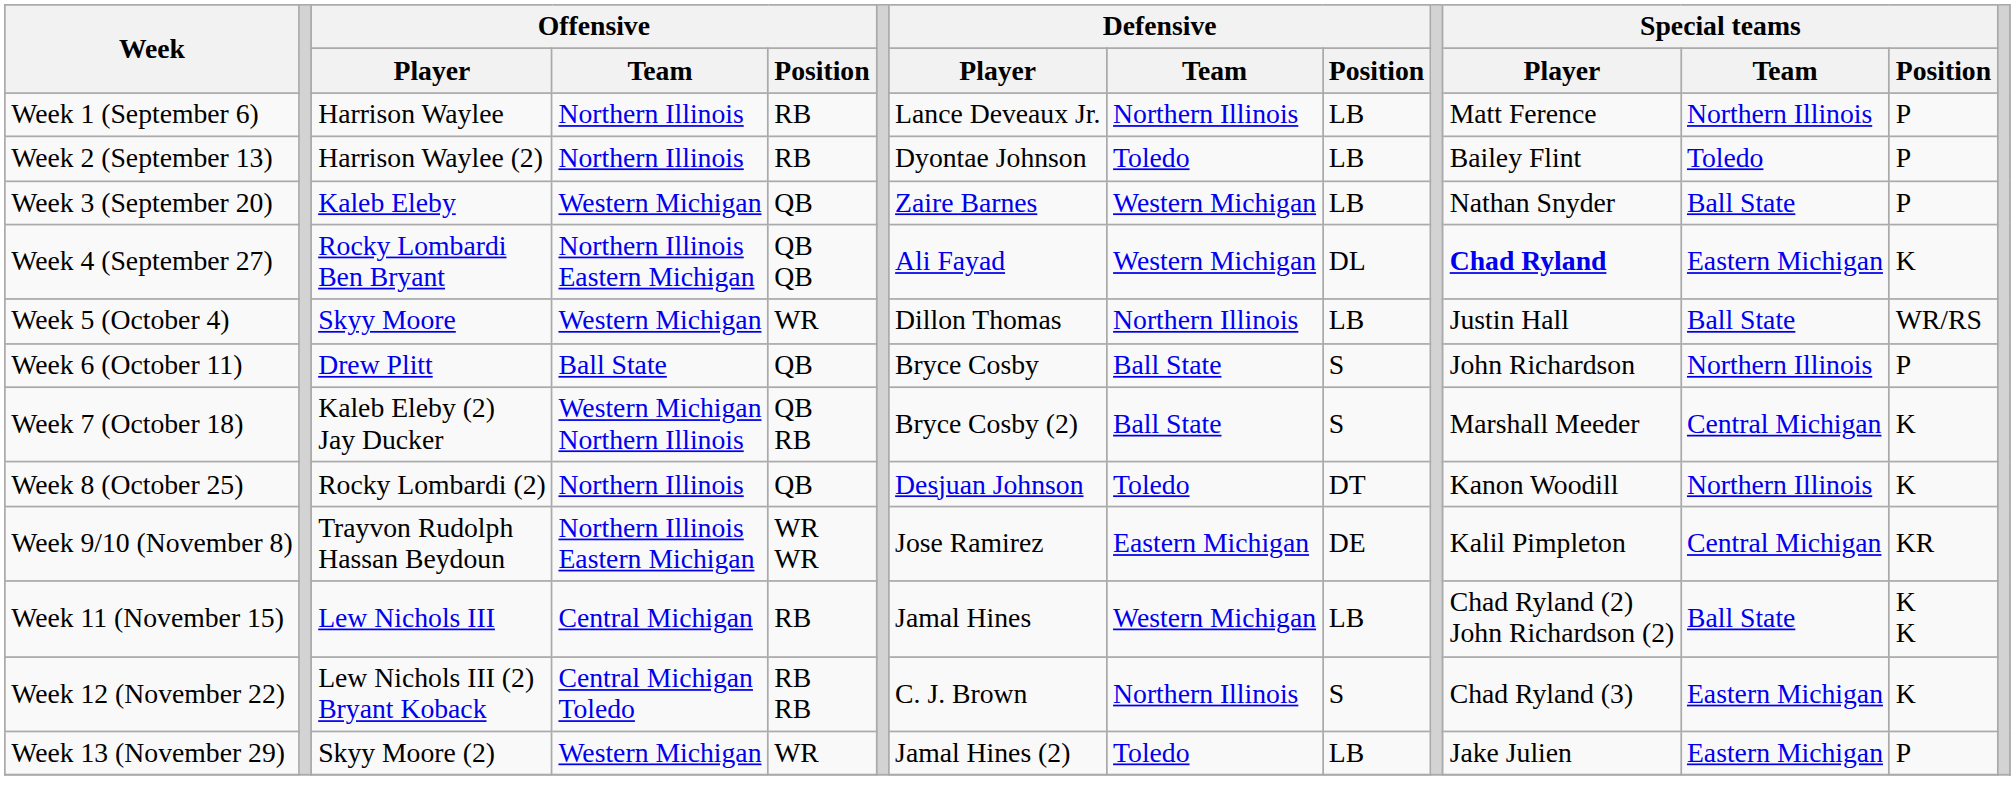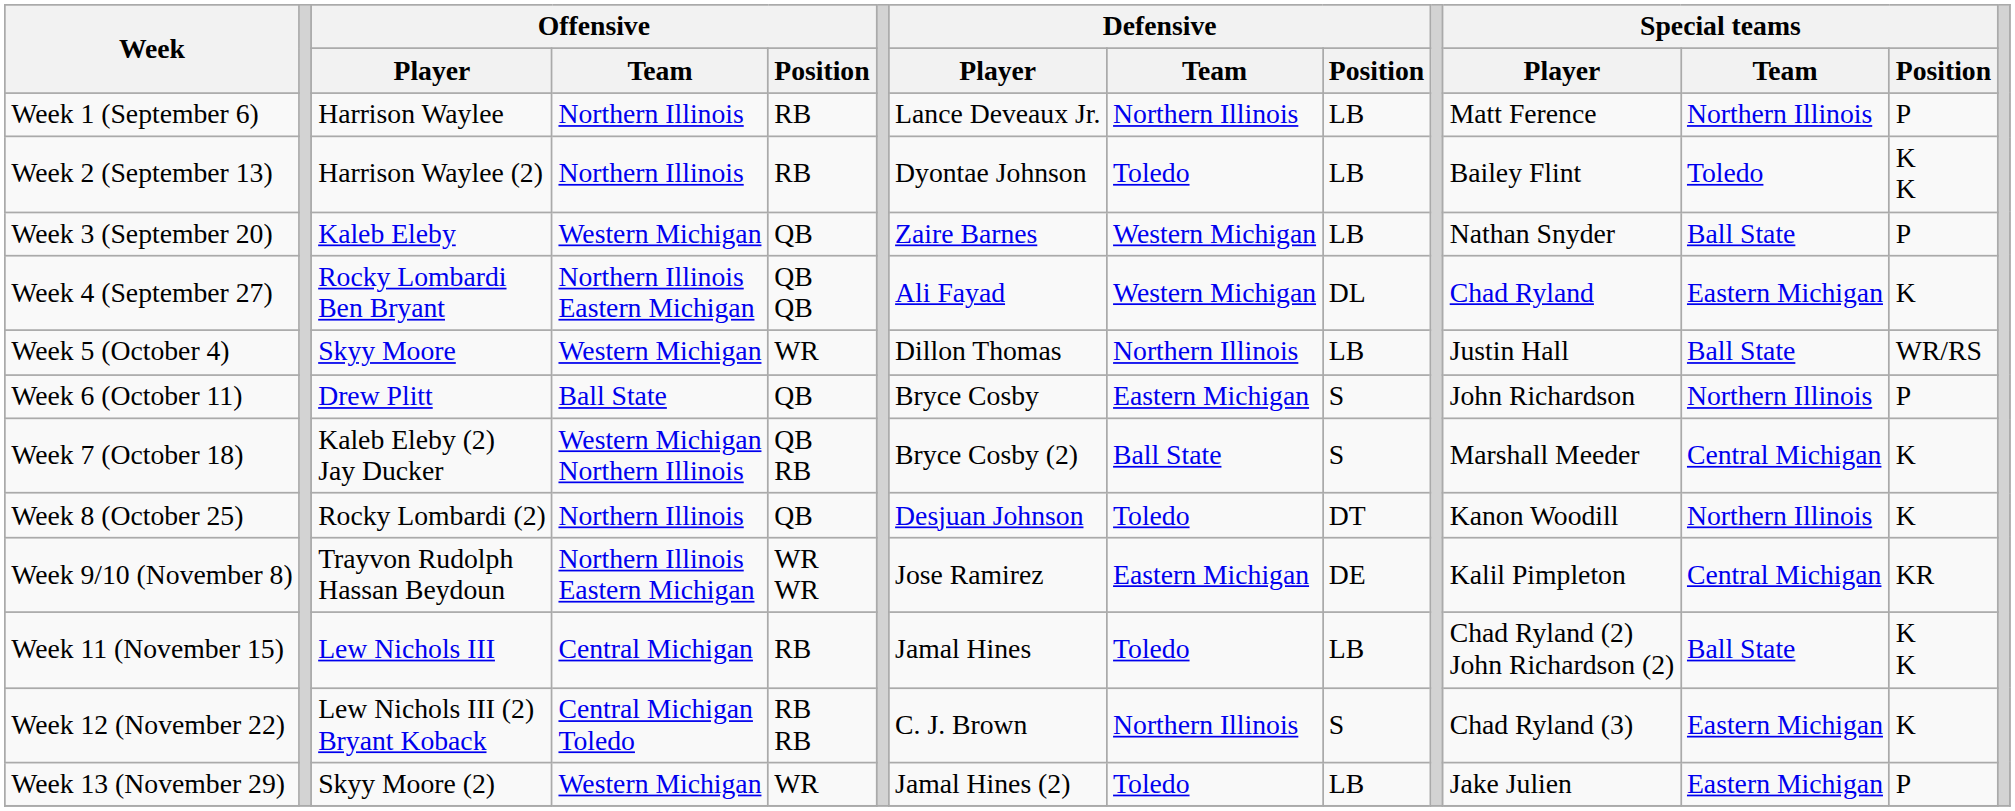(1903, 158) P -> (1906, 173) K K
(1528, 261) bold -> (1522, 292) normal
(1167, 364) Ball State -> (1211, 396) Eastern Michigan
(1215, 618) Western Michigan -> (1151, 649) Toledo
